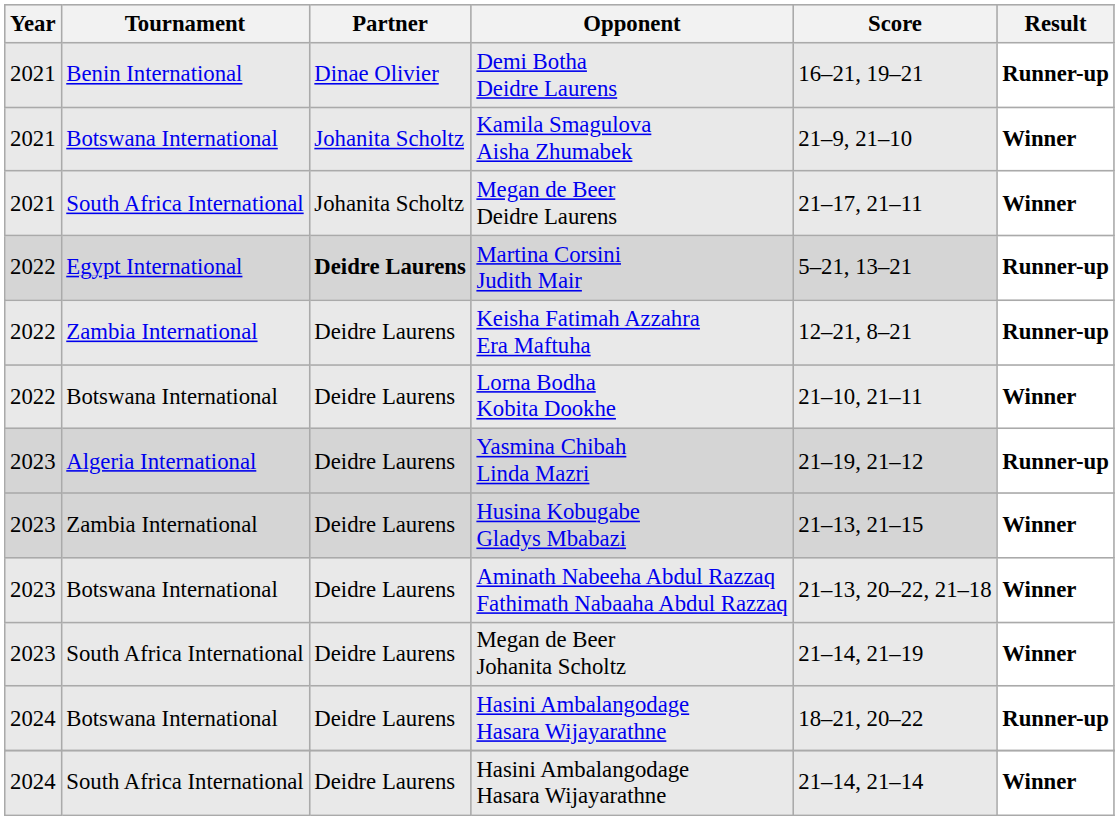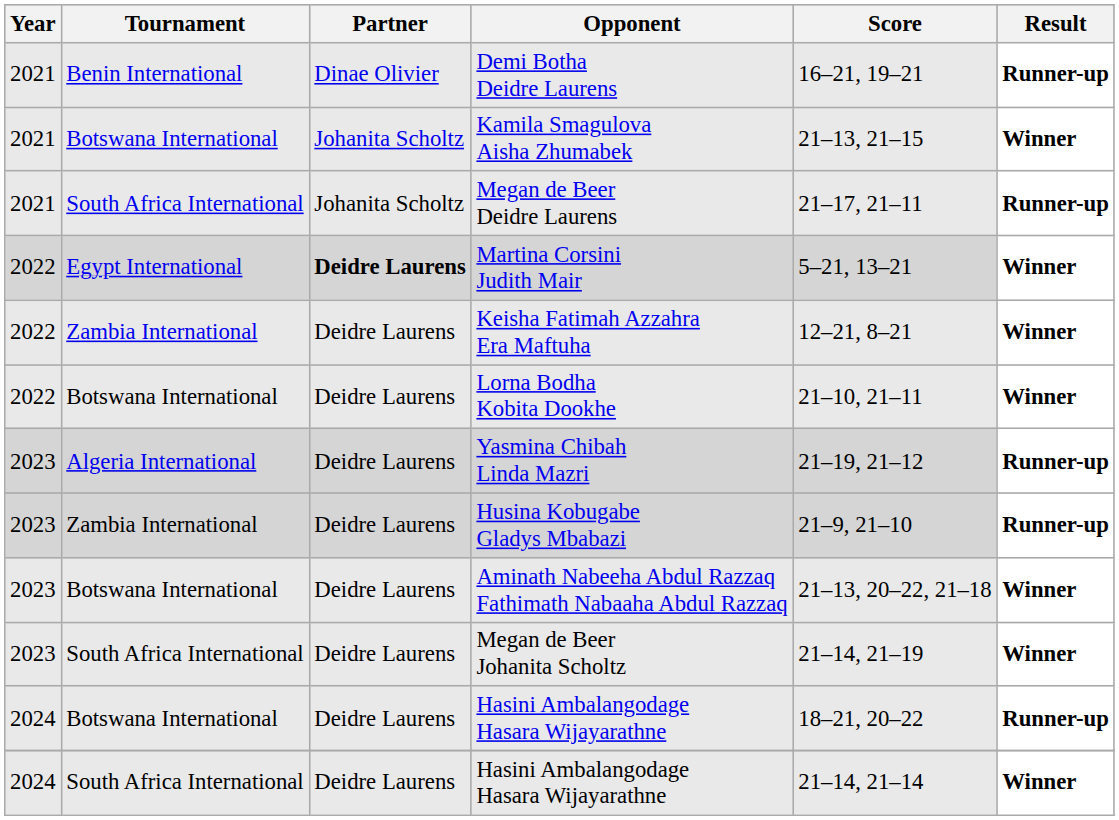(855, 138) 21–9, 21–10 -> (861, 138) 21–13, 21–15
(1039, 203) Winner -> (1056, 203) Runner-up
(1056, 267) Runner-up -> (1039, 267) Winner
(1056, 332) Runner-up -> (1039, 332) Winner
(861, 525) 21–13, 21–15 -> (855, 525) 21–9, 21–10
(1039, 525) Winner -> (1056, 525) Runner-up
